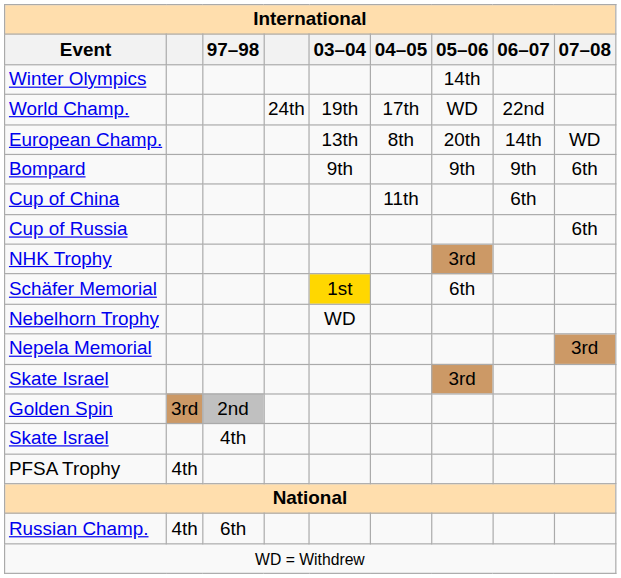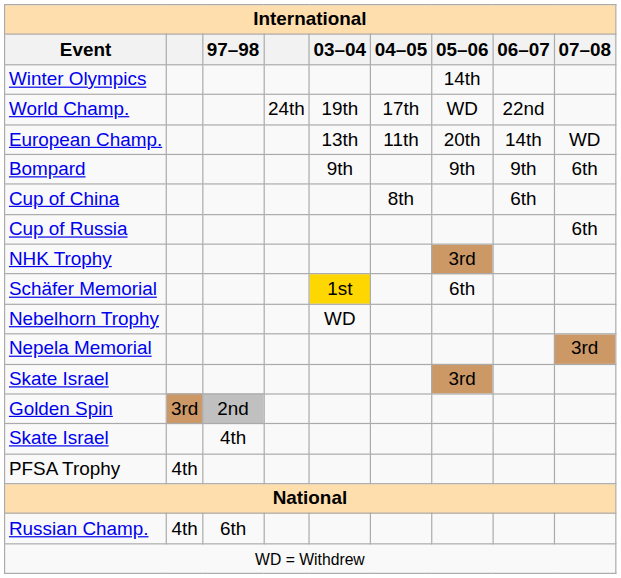(401, 139) 8th -> (401, 139) 11th
(401, 199) 11th -> (401, 199) 8th
